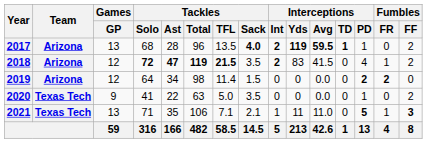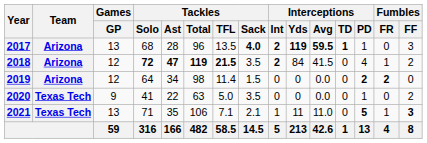(411, 46) 2 -> (411, 46) 3
(298, 63) 83 -> (298, 63) 84
